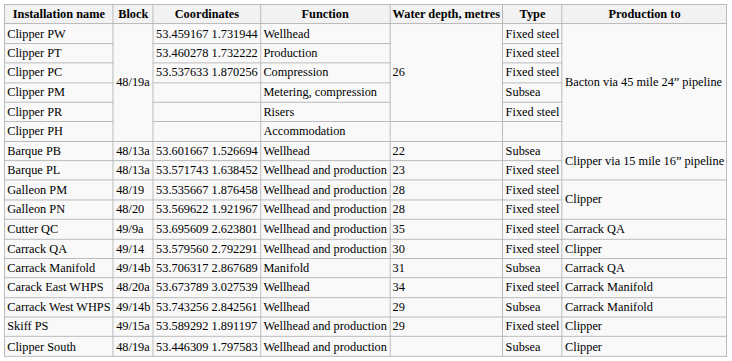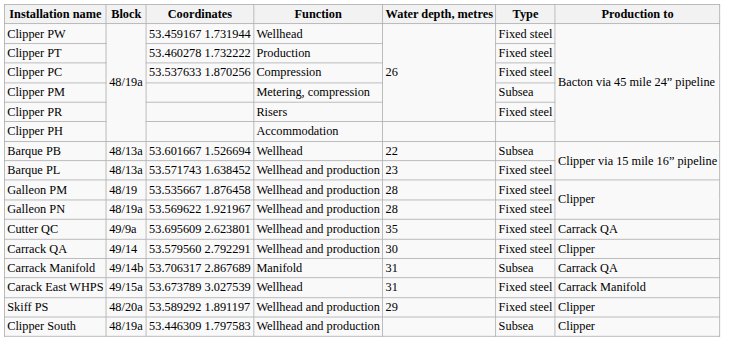(130, 209) 48/20 -> (126, 209) 48/19a
(133, 287) 48/20a -> (126, 287) 49/15a
(399, 287) 34 -> (392, 287) 31
- row: (59, 307)
(133, 326) 49/15a -> (126, 307) 48/20a
